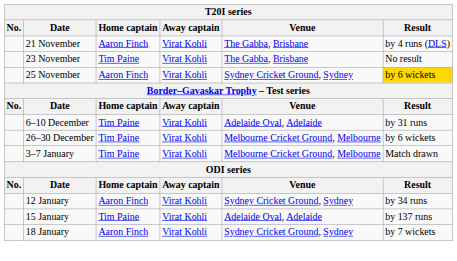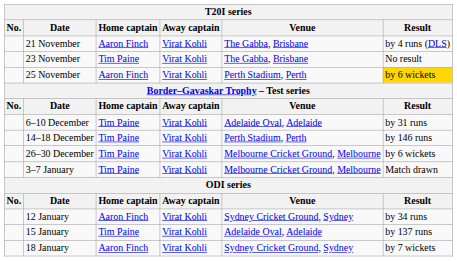(289, 75) Sydney Cricket Ground, Sydney -> (265, 75) Perth Stadium, Perth
+ row: (60, 138)
